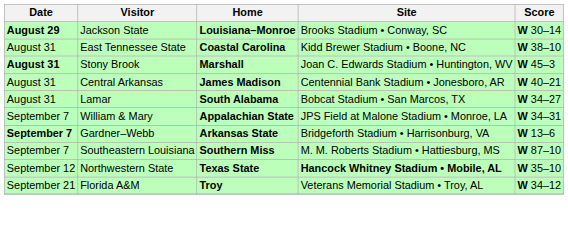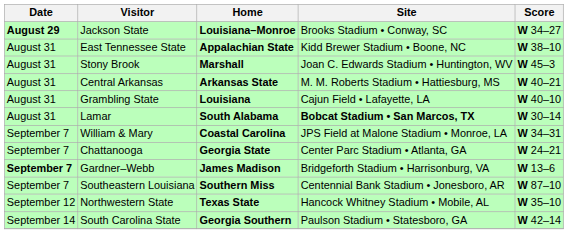(539, 30) W 30–14 -> (539, 30) W 34–27
(242, 47) Coastal Carolina -> (247, 47) Appalachian State
(33, 64) bold -> (31, 64) normal
(240, 82) James Madison -> (239, 82) Arkansas State
(403, 82) Centennial Bank Stadium • Jonesboro, AR -> (400, 82) M. M. Roberts Stadium • Hattiesburg, MS
+ row: (120, 99)
(383, 99) normal -> (388, 116) bold
(539, 99) W 34–27 -> (539, 116) W 30–14
(247, 116) Appalachian State -> (242, 133) Coastal Carolina
+ row: (111, 151)
(239, 133) Arkansas State -> (240, 168) James Madison
(400, 151) M. M. Roberts Stadium • Hattiesburg, MS -> (403, 185) Centennial Bank Stadium • Jonesboro, AR
(401, 168) bold -> (395, 202) normal
+ row: (130, 220)
- row: (110, 185)
